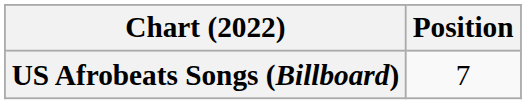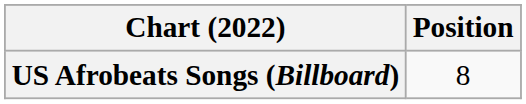(463, 74) 7 -> (463, 74) 8
